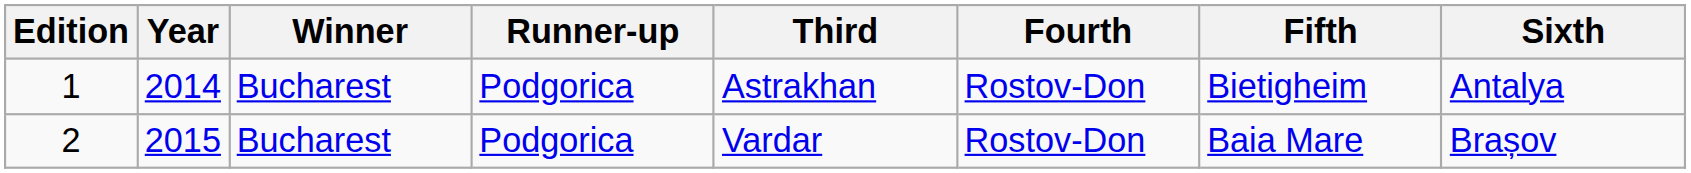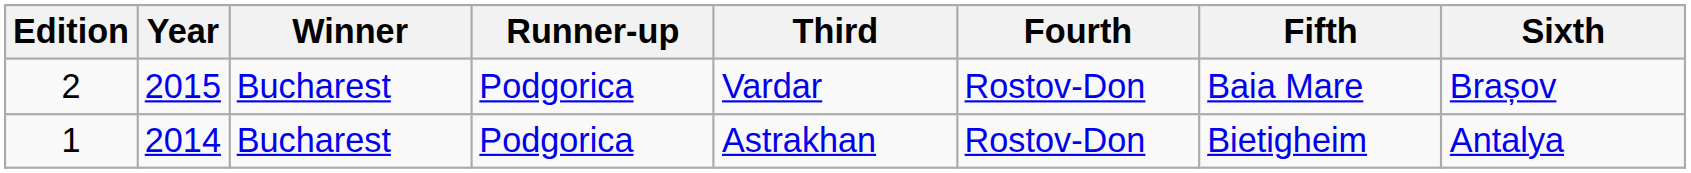rows swapped: (71, 85) <-> (71, 140)
